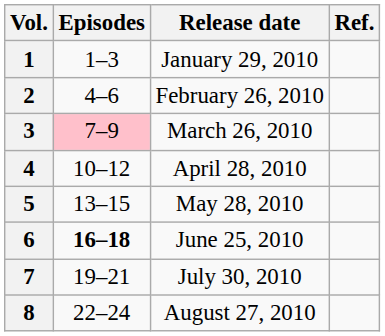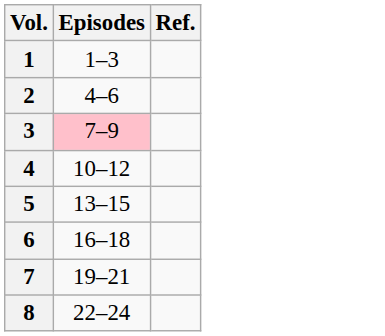- column: (240, 22)
(102, 240) bold -> (102, 240) normal
